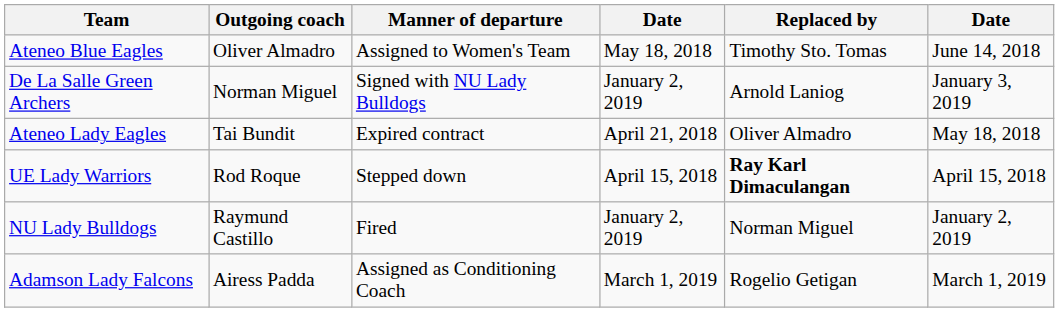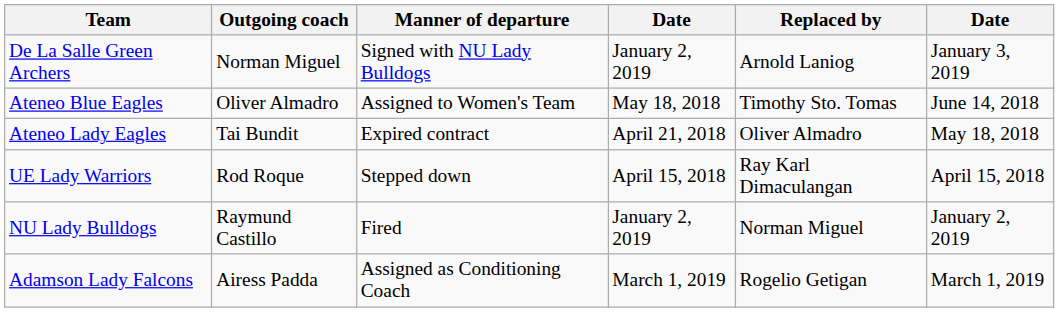rows swapped: (86, 50) <-> (81, 92)
(790, 175) bold -> (796, 175) normal
